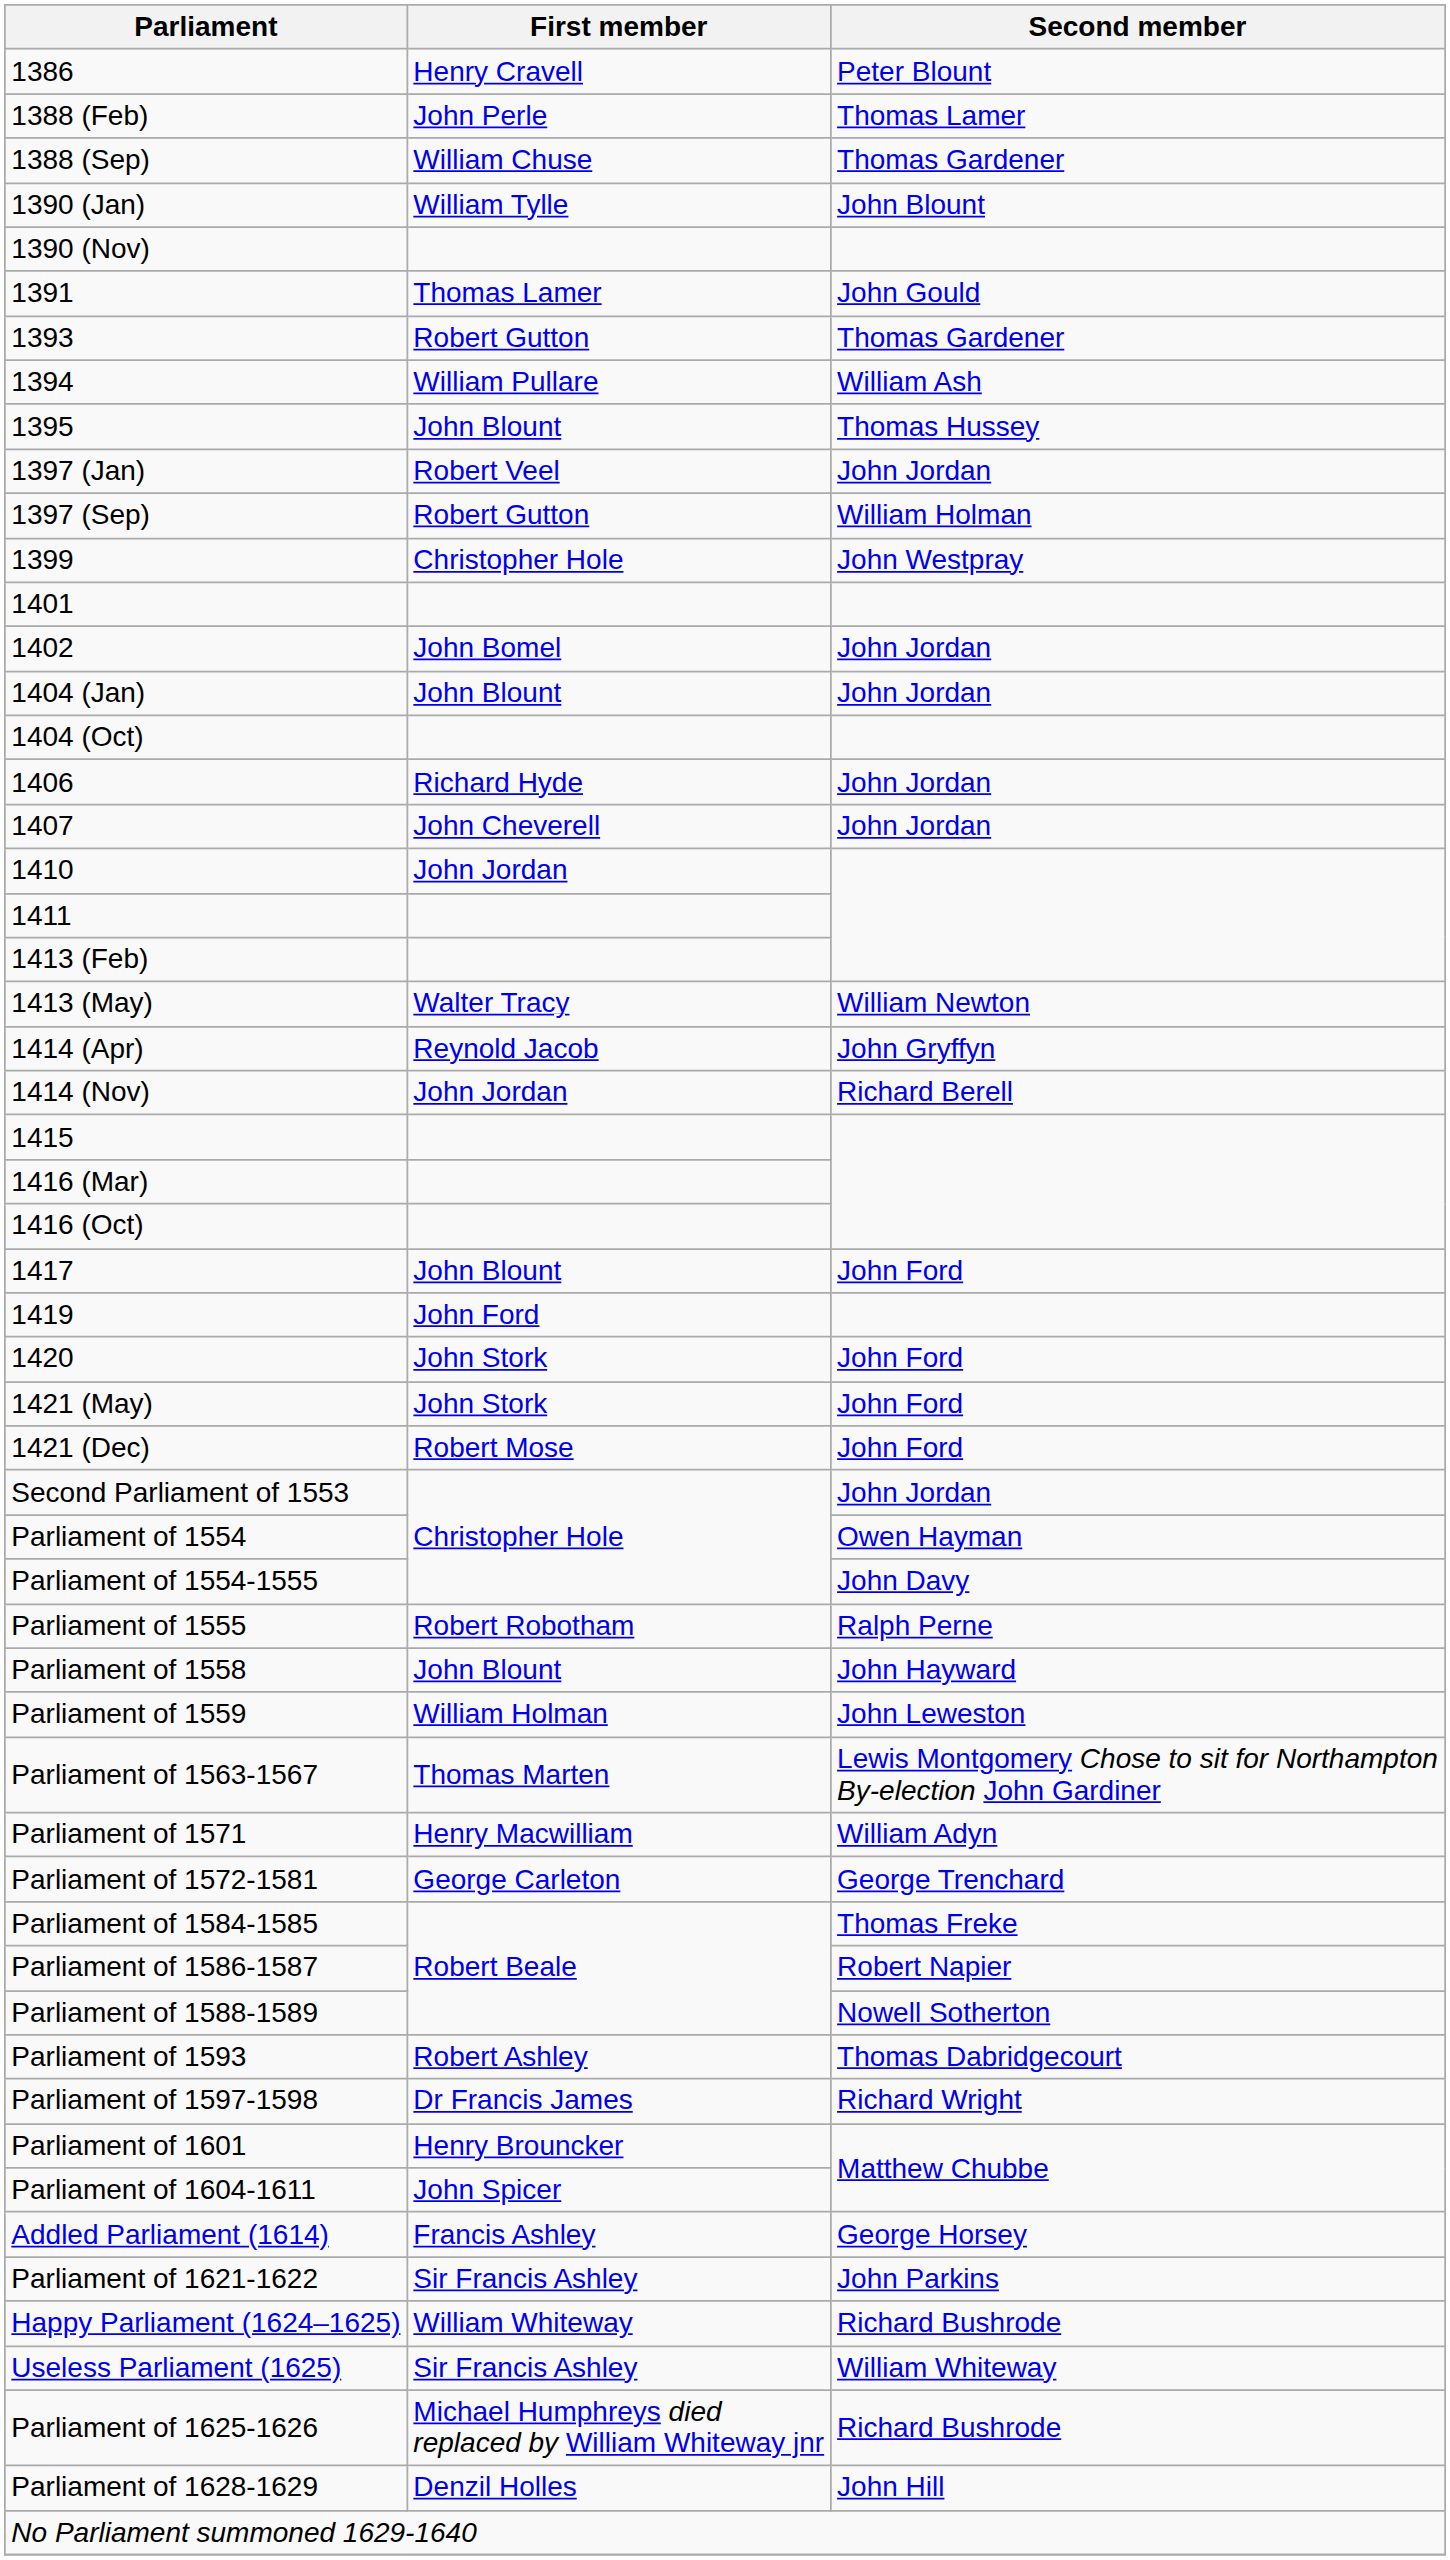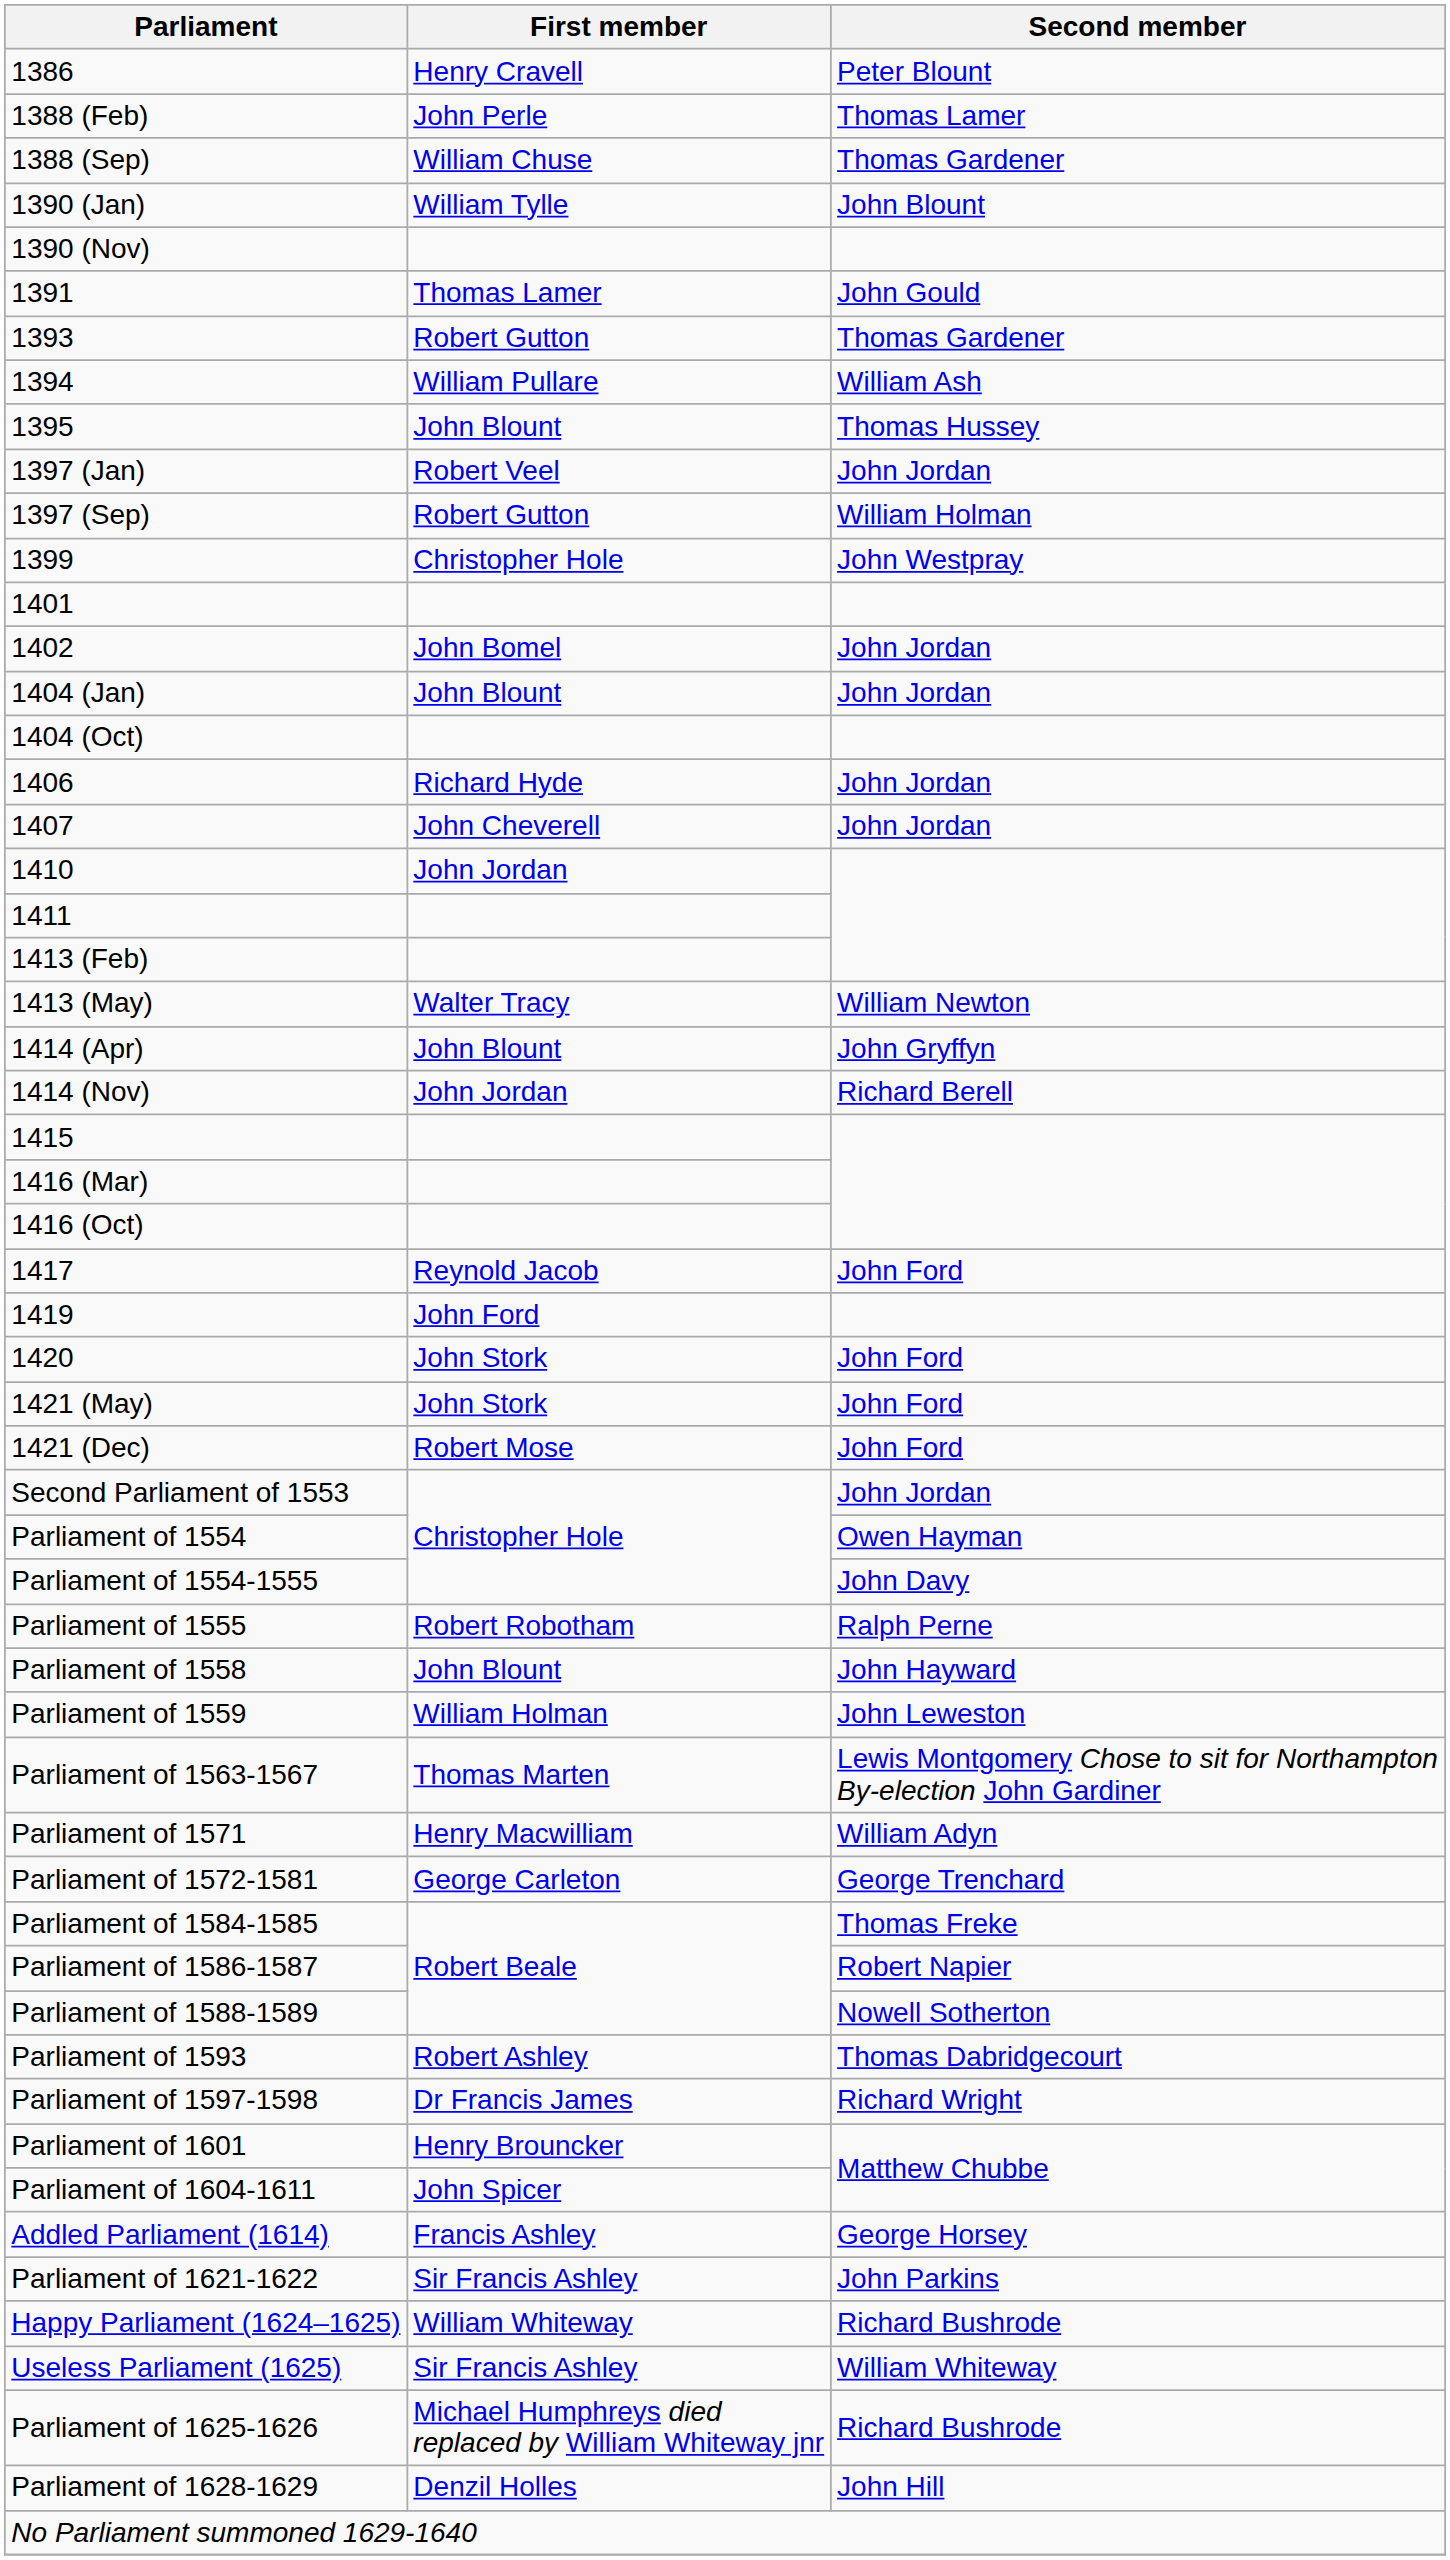(506, 1048) Reynold Jacob -> (487, 1048) John Blount
(487, 1270) John Blount -> (506, 1270) Reynold Jacob
